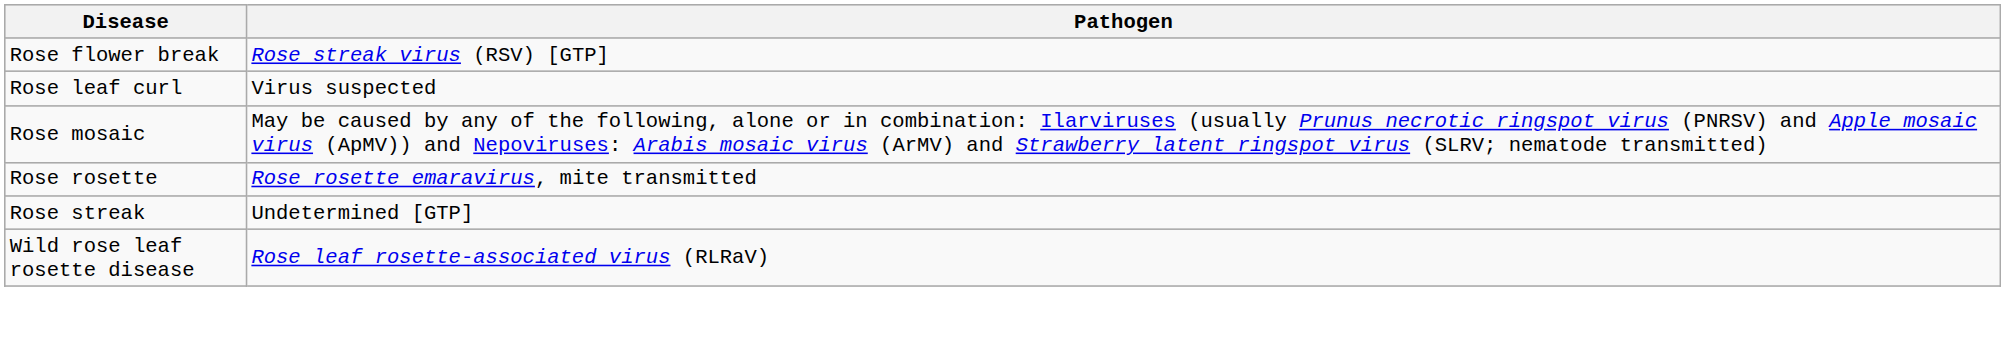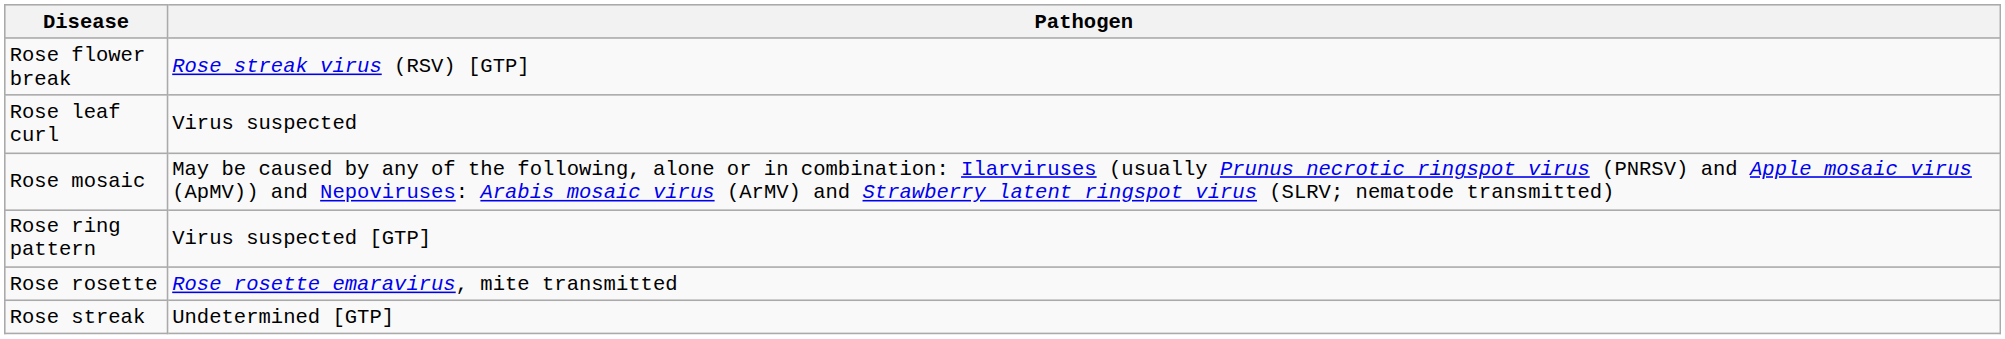+ row: (65, 238)
- row: (102, 258)
